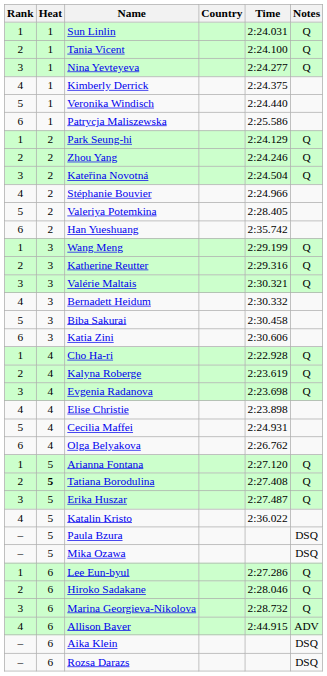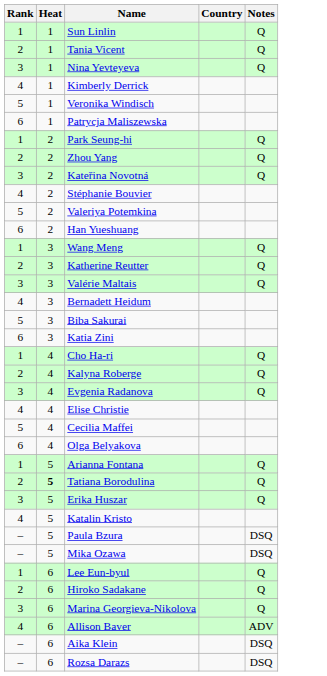- column: (268, 13)
